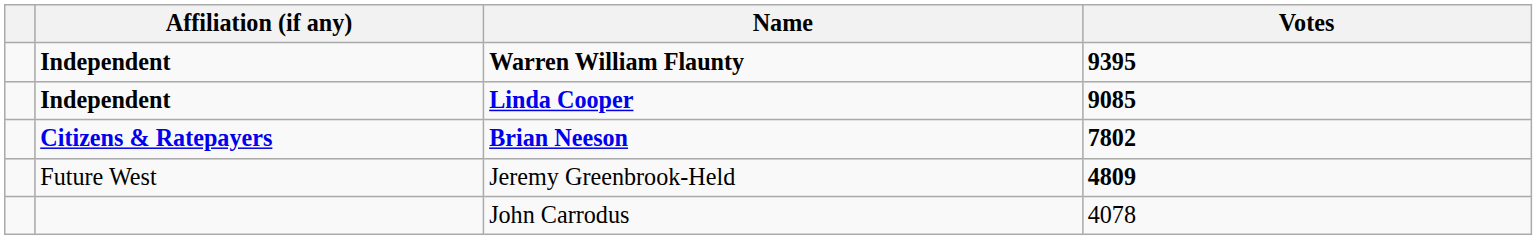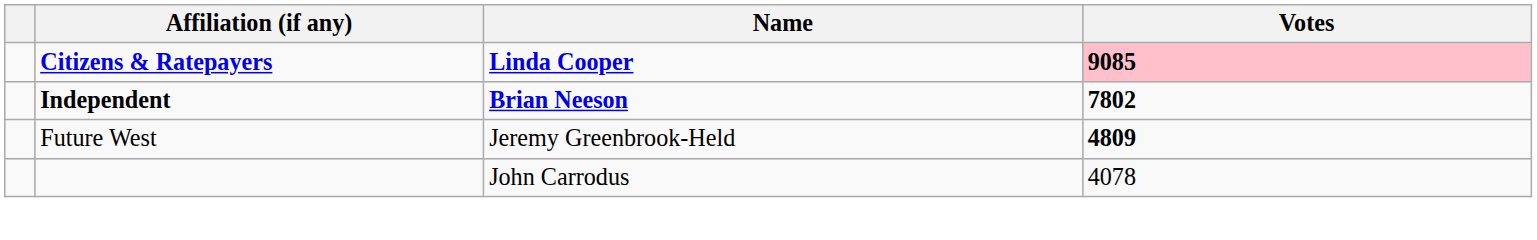- row: (617, 61)
(105, 100) Independent -> (156, 61) Citizens & Ratepayers
(1112, 100) no background -> (1112, 61) pink background
(156, 138) Citizens & Ratepayers -> (105, 100) Independent
